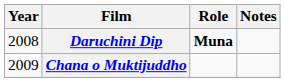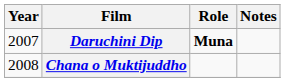(23, 41) 2008 -> (23, 41) 2007
(23, 65) 2009 -> (23, 65) 2008
